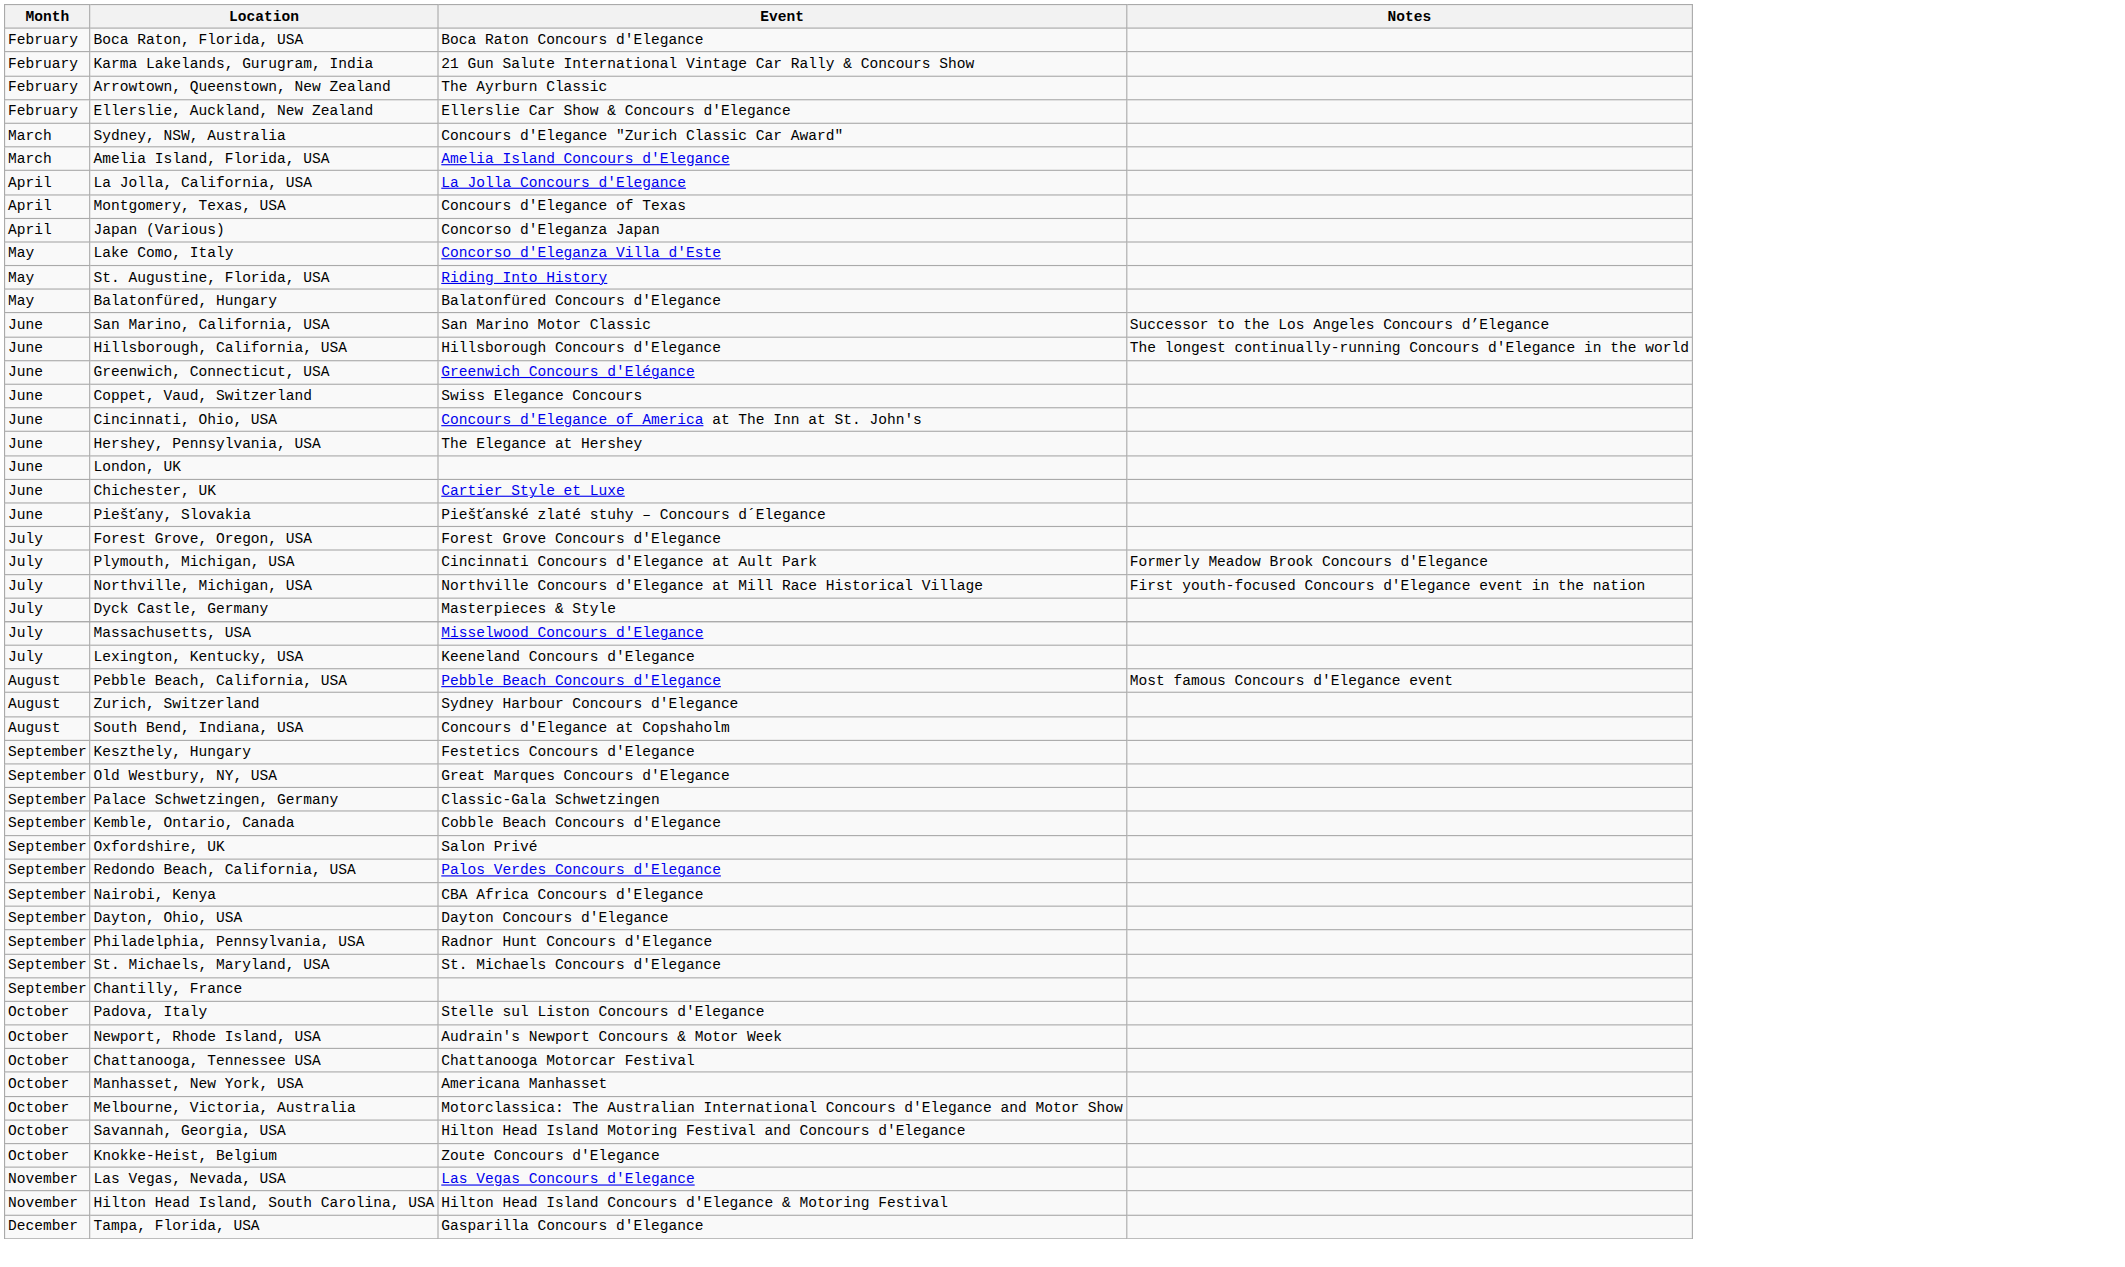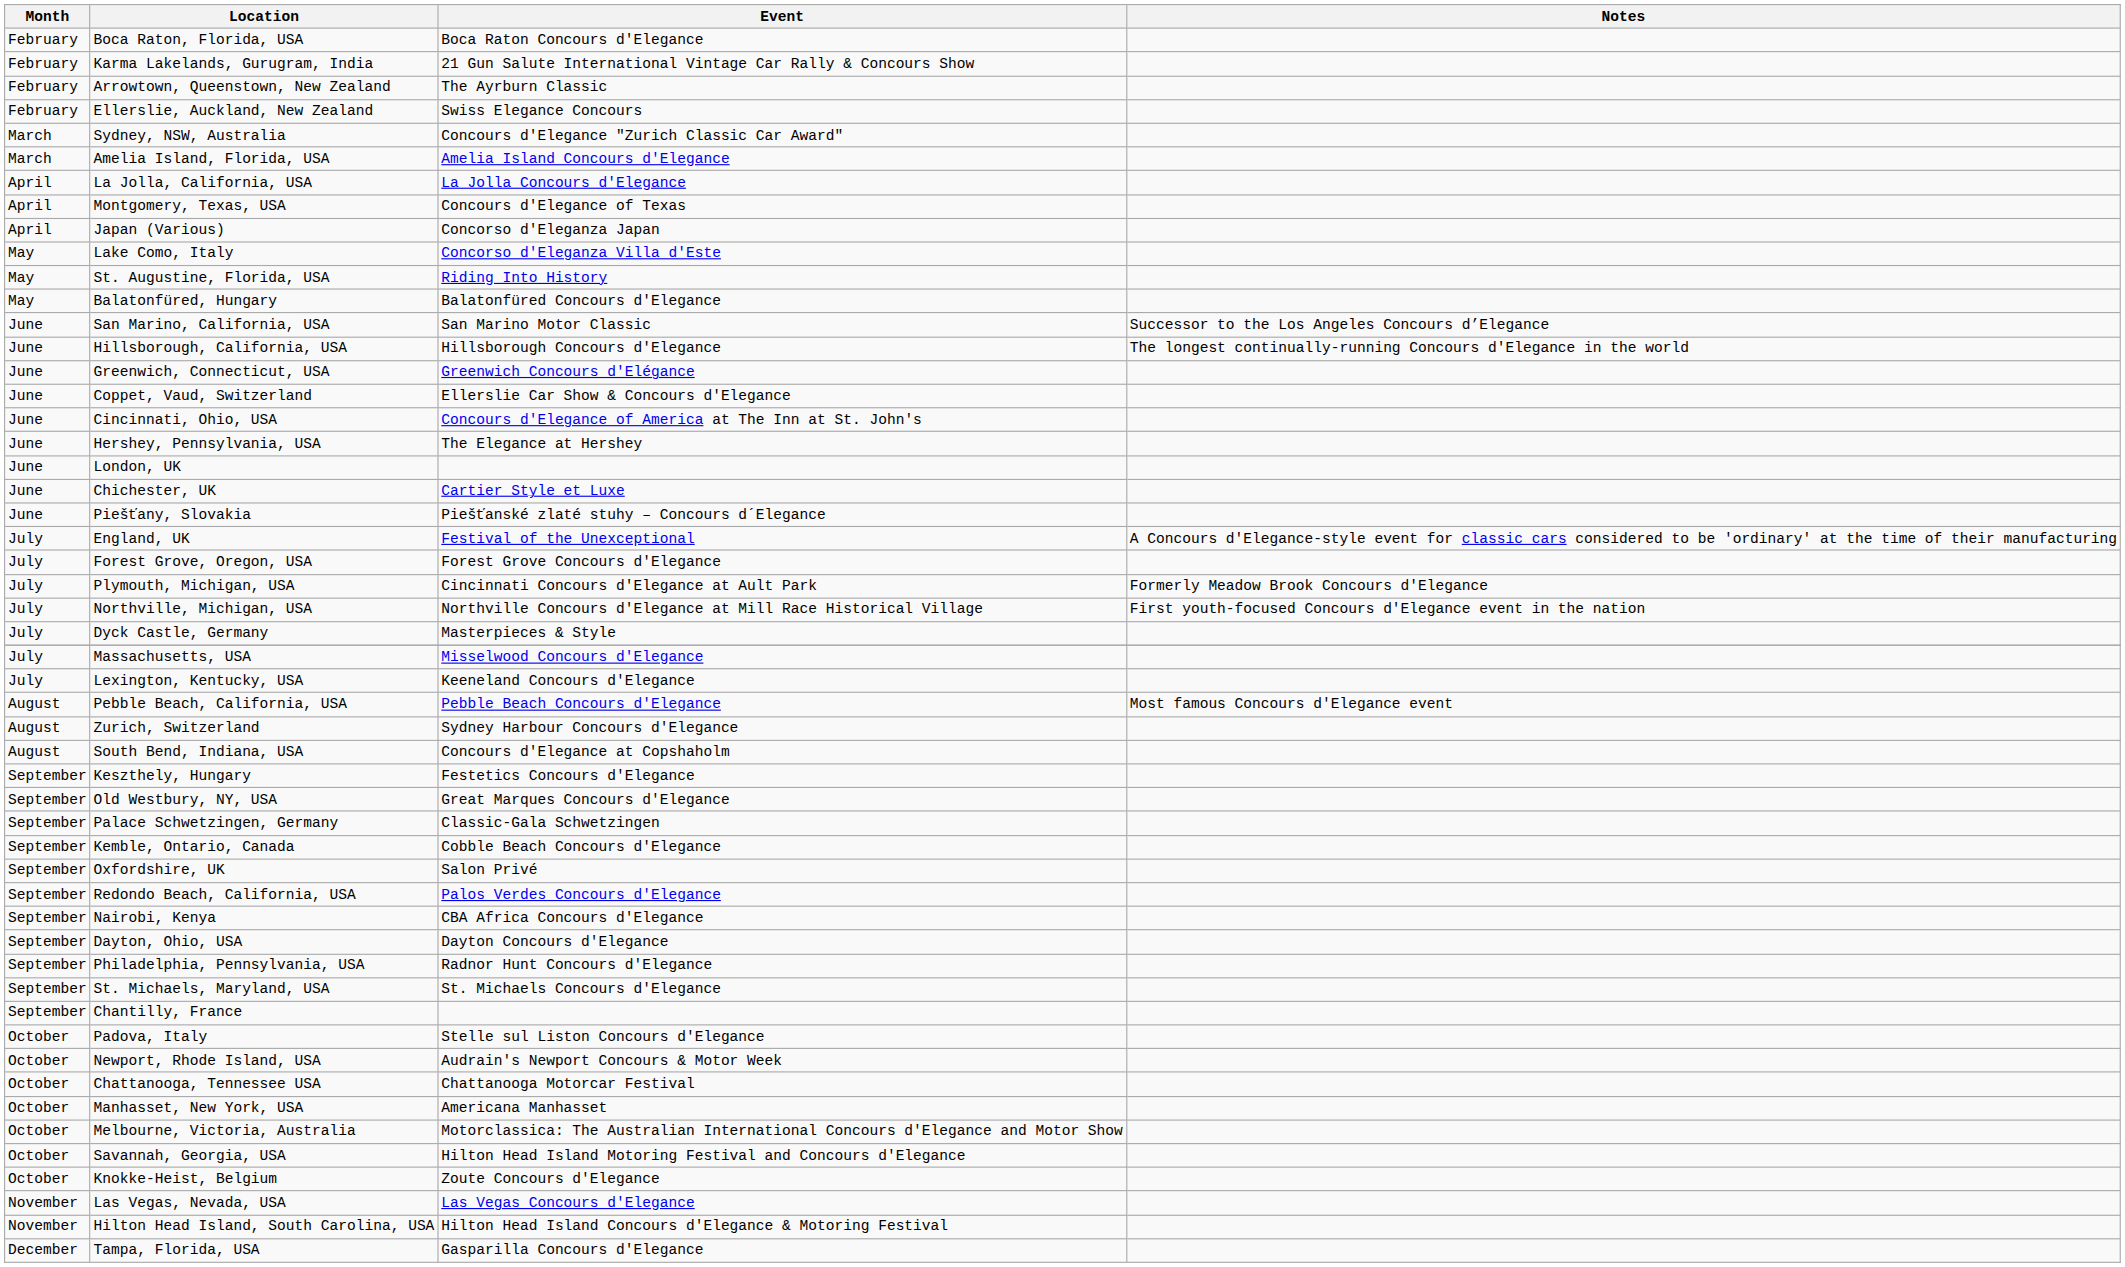(616, 111) Ellerslie Car Show & Concours d'Elegance -> (542, 111) Swiss Elegance Concours
(542, 396) Swiss Elegance Concours -> (616, 396) Ellerslie Car Show & Concours d'Elegance
+ row: (142, 538)
